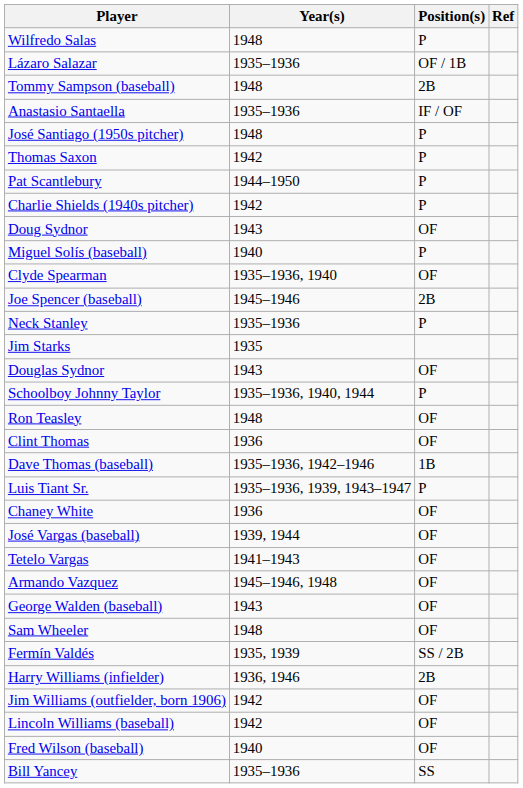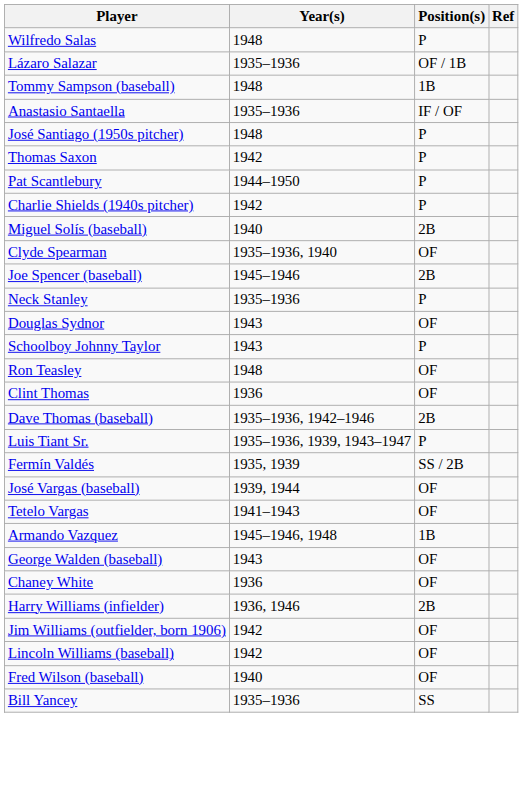(427, 87) 2B -> (427, 87) 1B
- row: (48, 228)
(422, 252) P -> (427, 228) 2B
- row: (39, 346)
(303, 393) 1935–1936, 1940, 1944 -> (248, 346) 1943
(427, 464) 1B -> (427, 417) 2B
rows swapped: (51, 653) <-> (51, 511)
(428, 582) OF -> (427, 535) 1B
- row: (48, 629)
